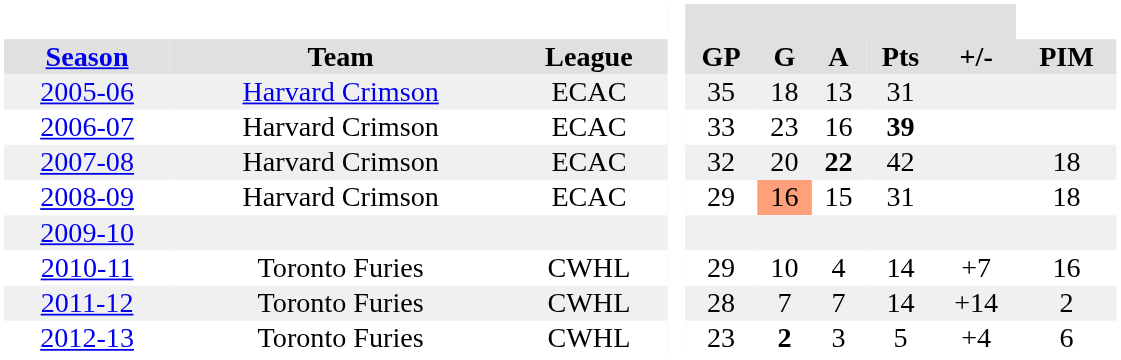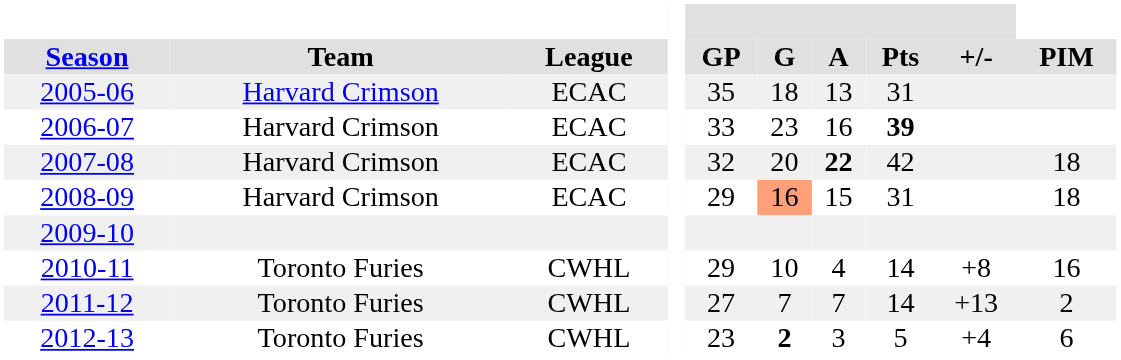(976, 267) +7 -> (976, 267) +8
(721, 302) 28 -> (721, 302) 27
(976, 302) +14 -> (976, 302) +13
